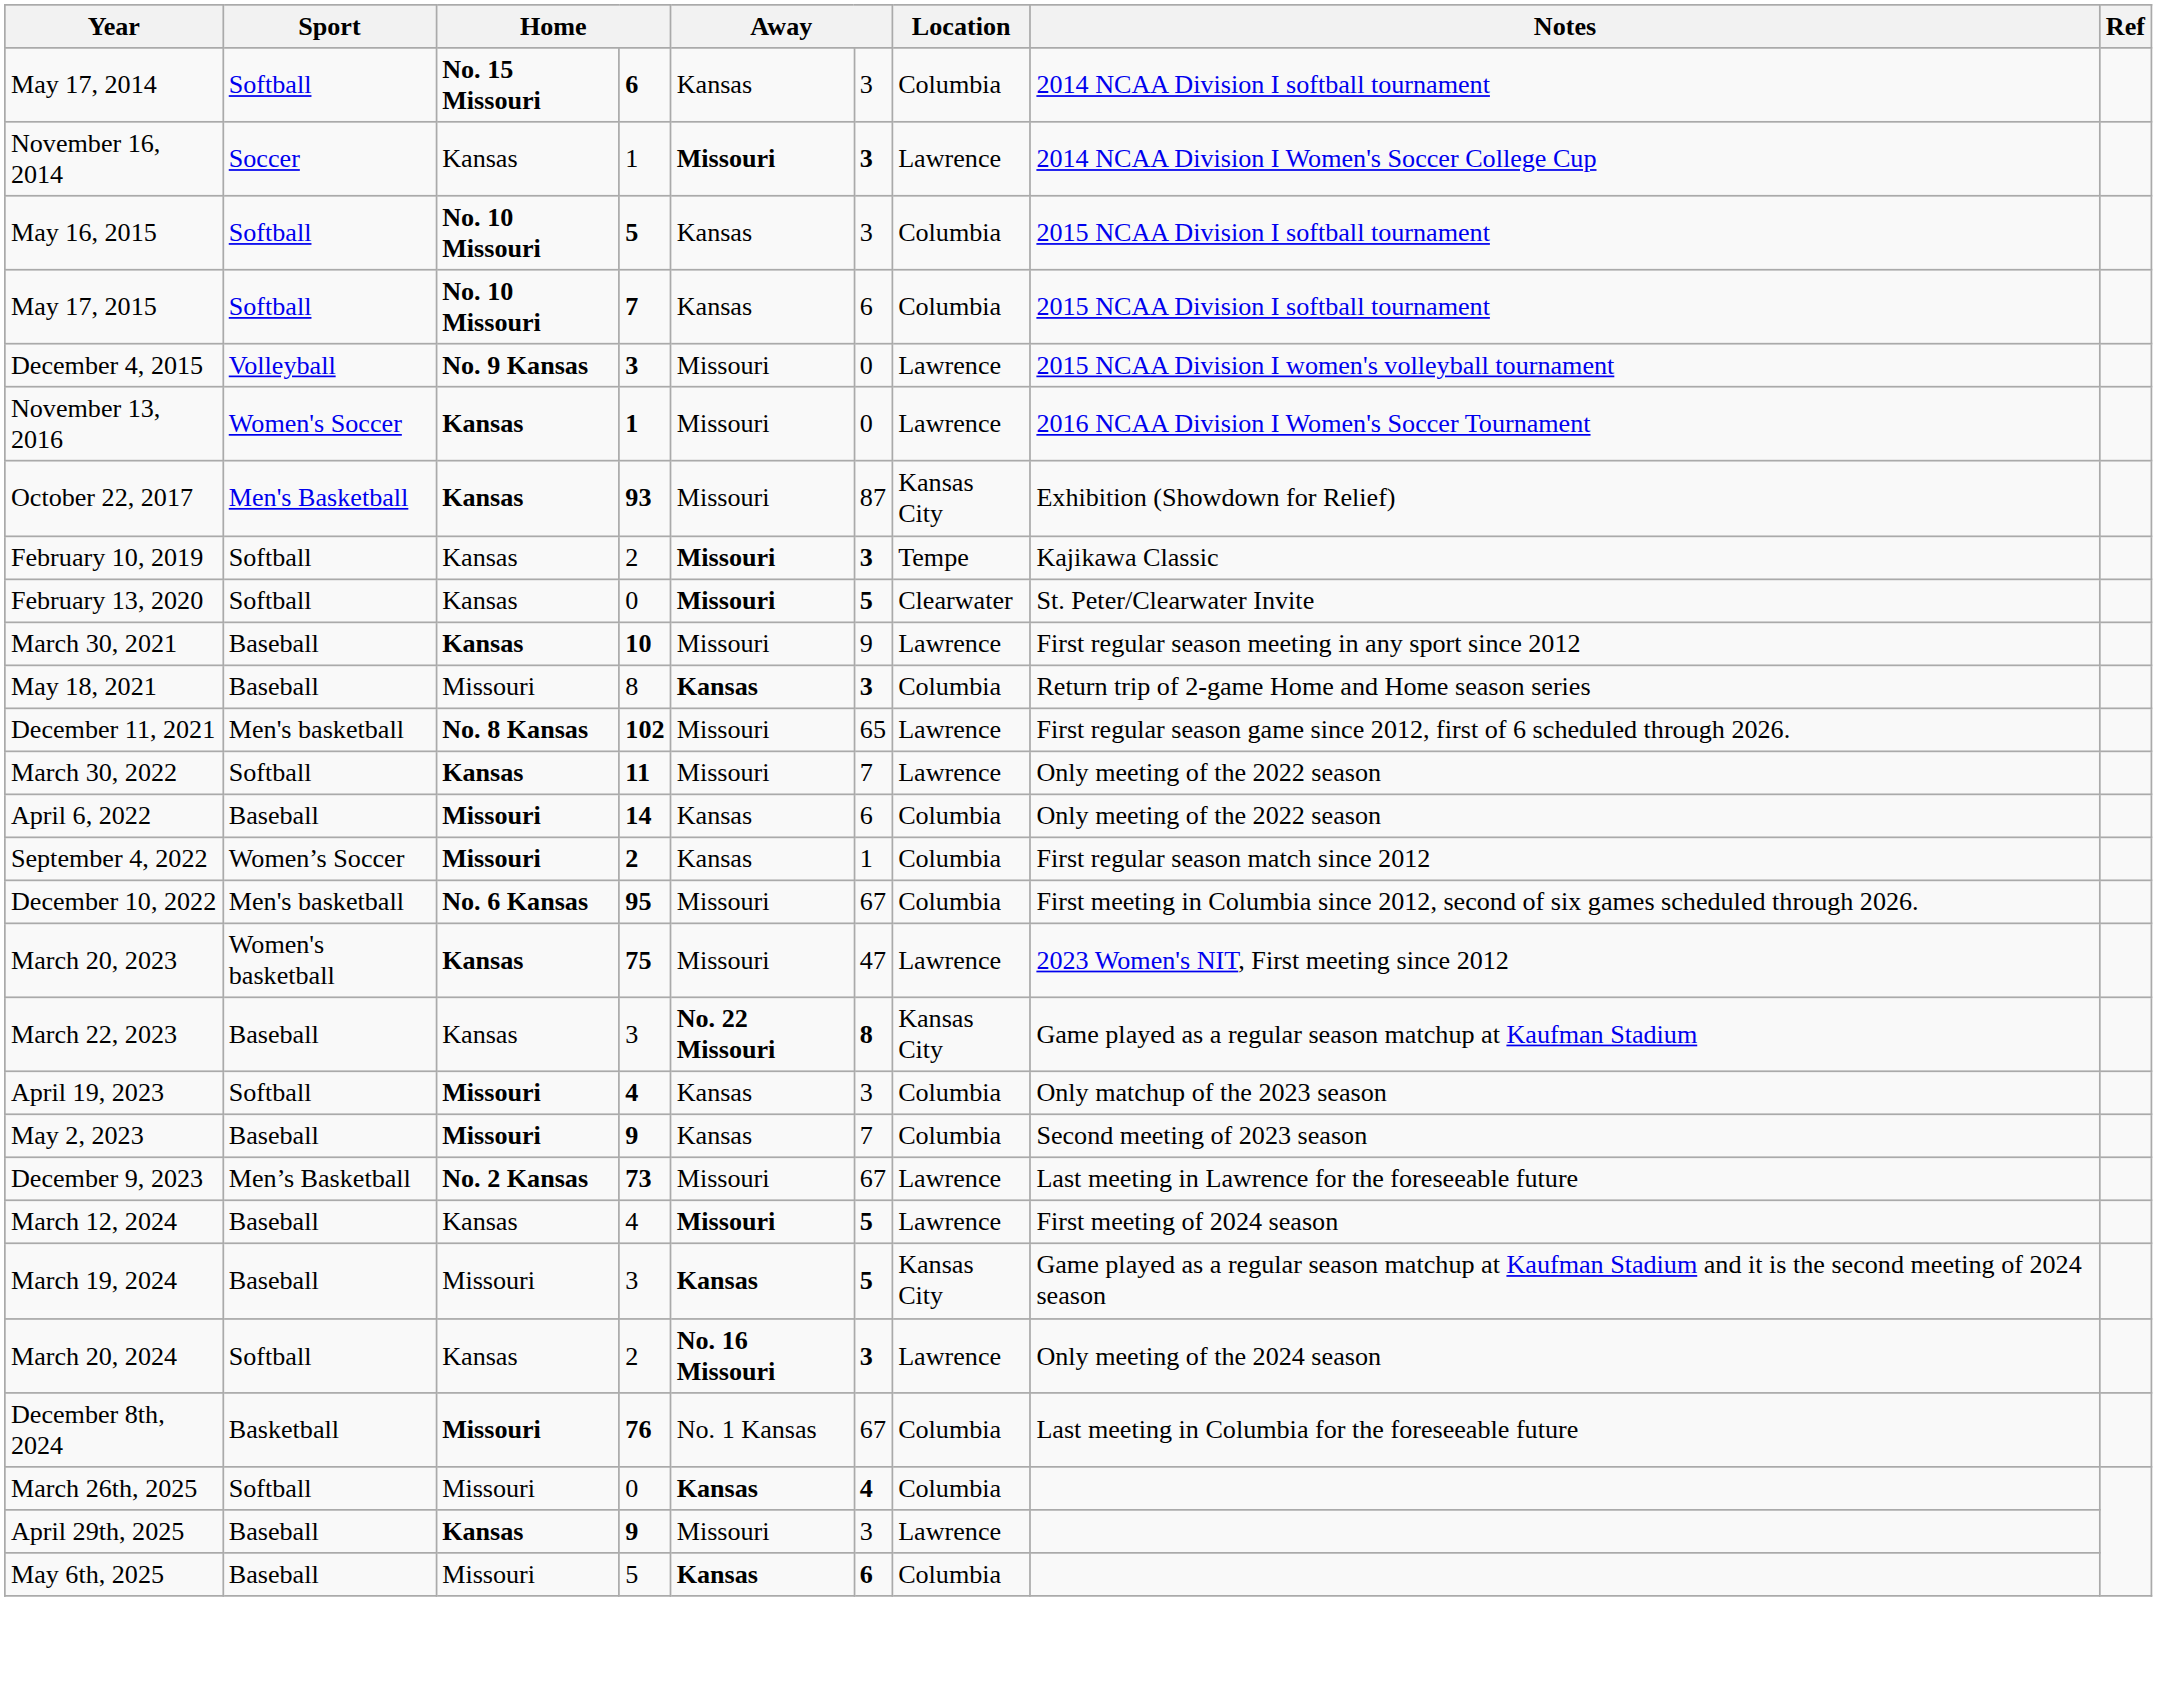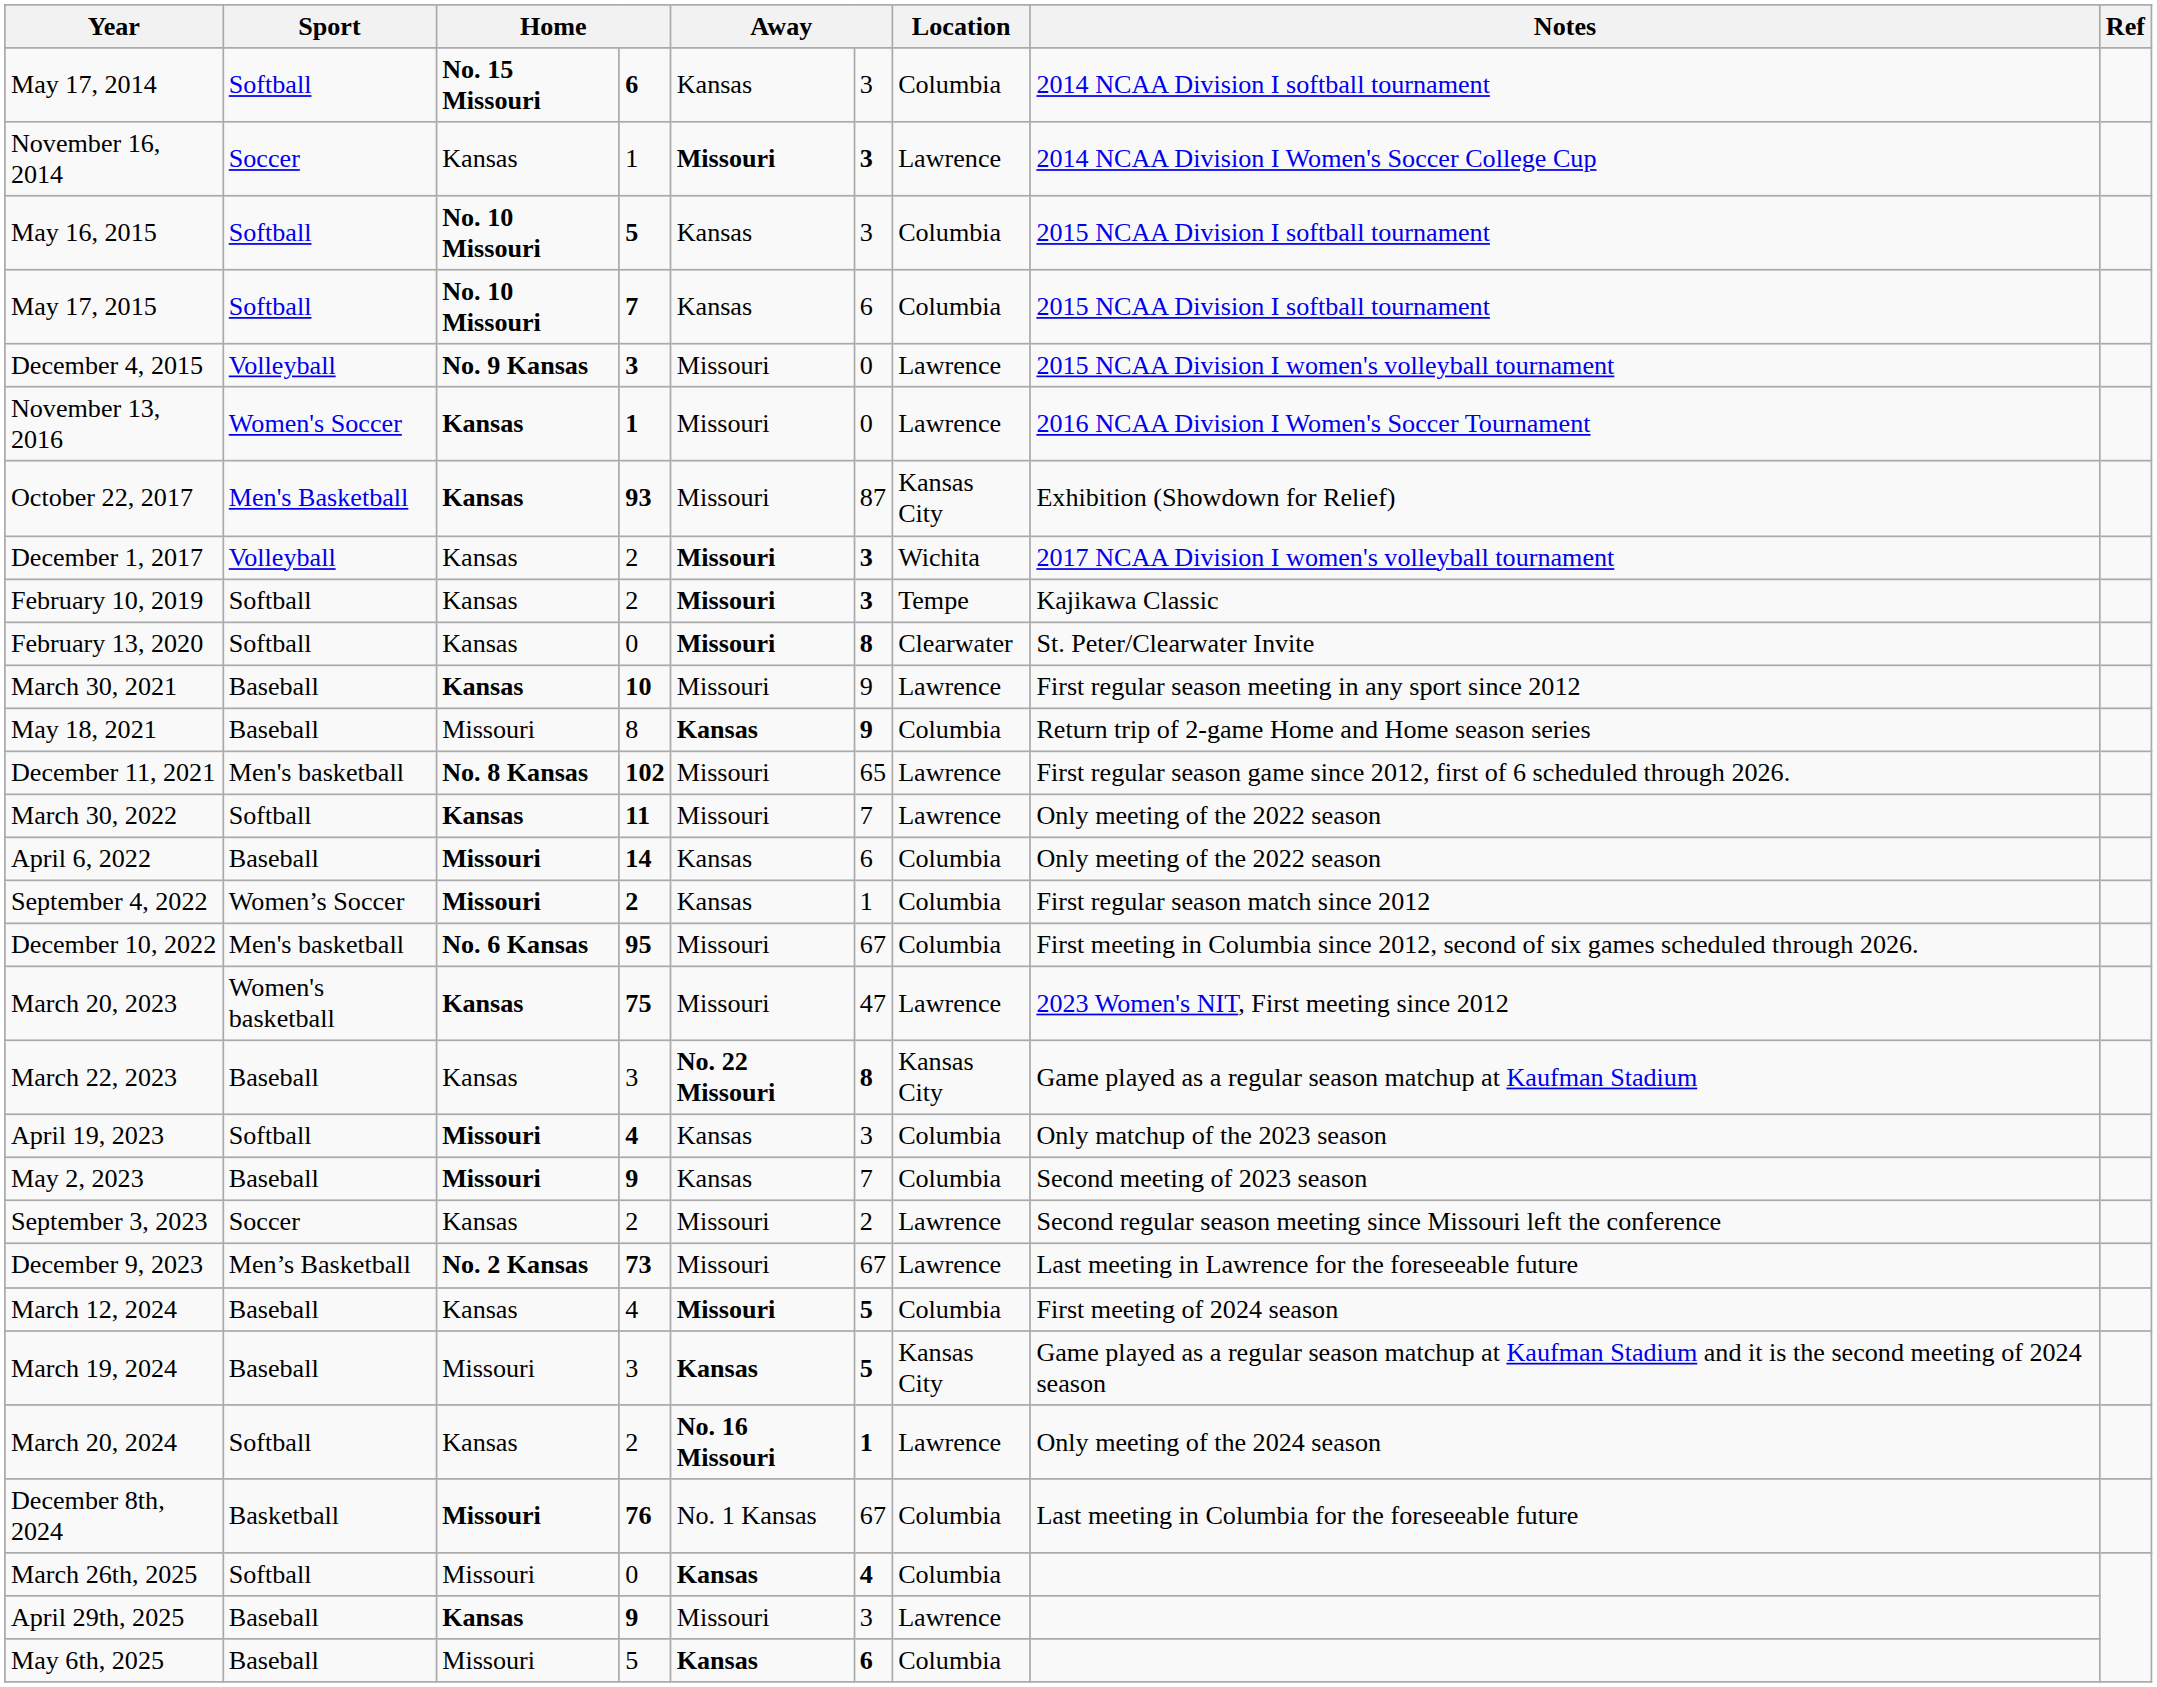+ row: (107, 556)
(866, 599) 5 -> (866, 643) 8
(866, 686) 3 -> (866, 729) 9
+ row: (109, 1222)
(950, 1222) Lawrence -> (950, 1308) Columbia
(866, 1354) 3 -> (866, 1441) 1
